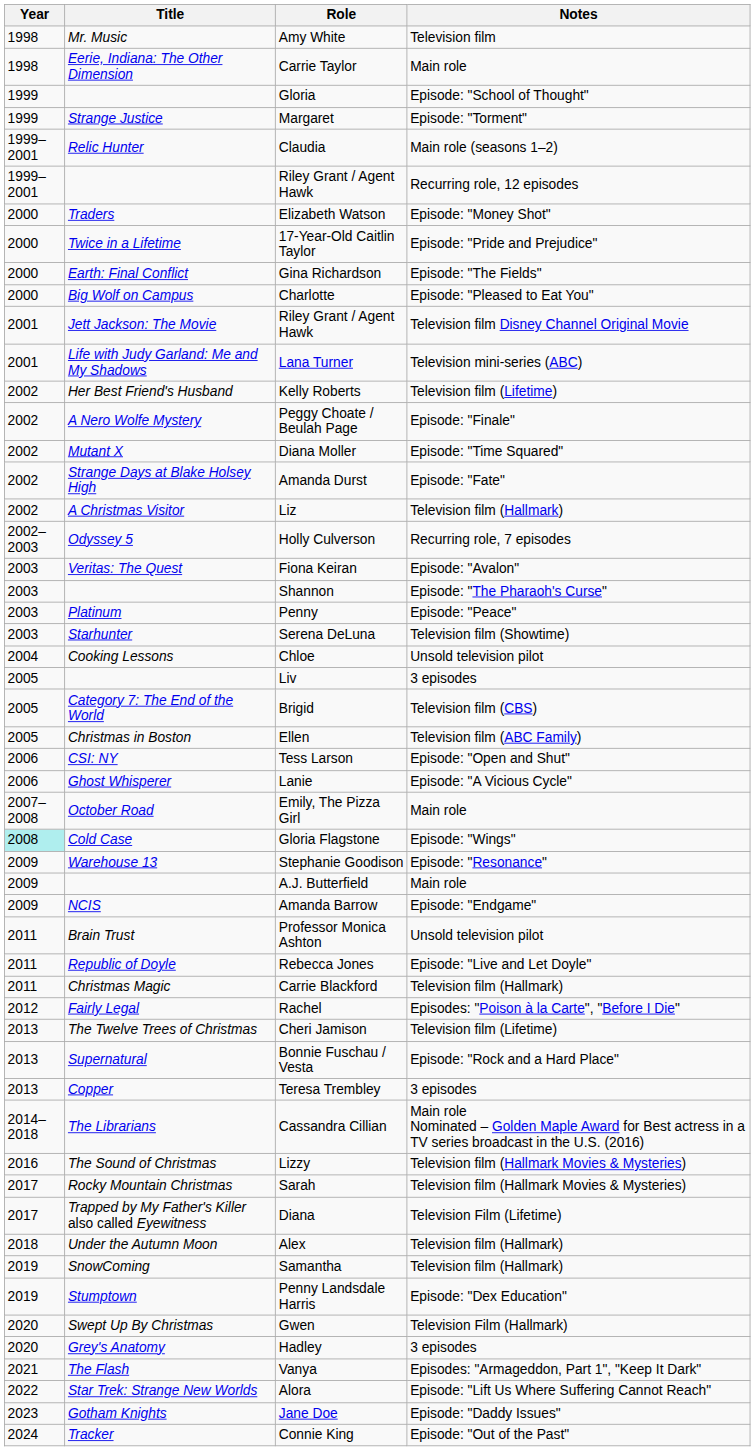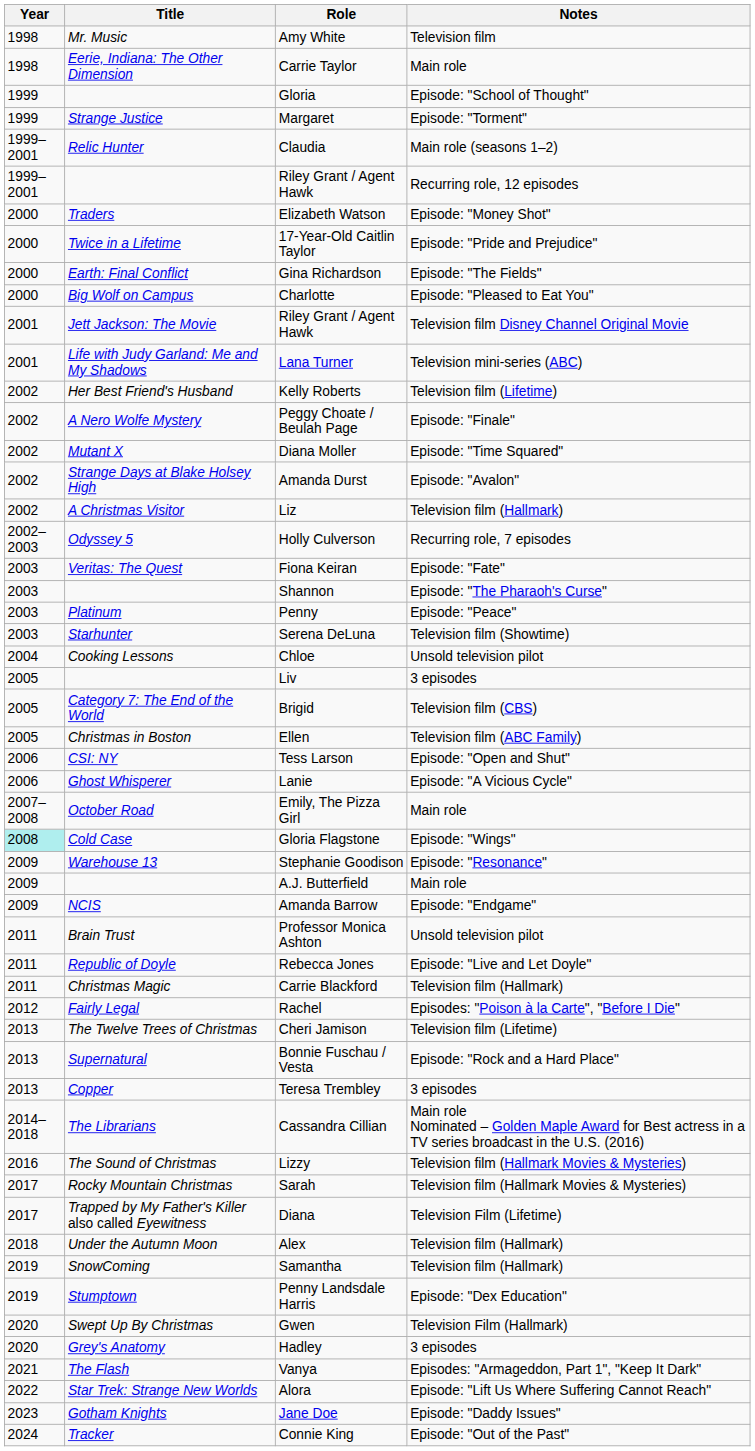(458, 480) Episode: "Fate" -> (465, 480) Episode: "Avalon"
(465, 569) Episode: "Avalon" -> (458, 569) Episode: "Fate"
